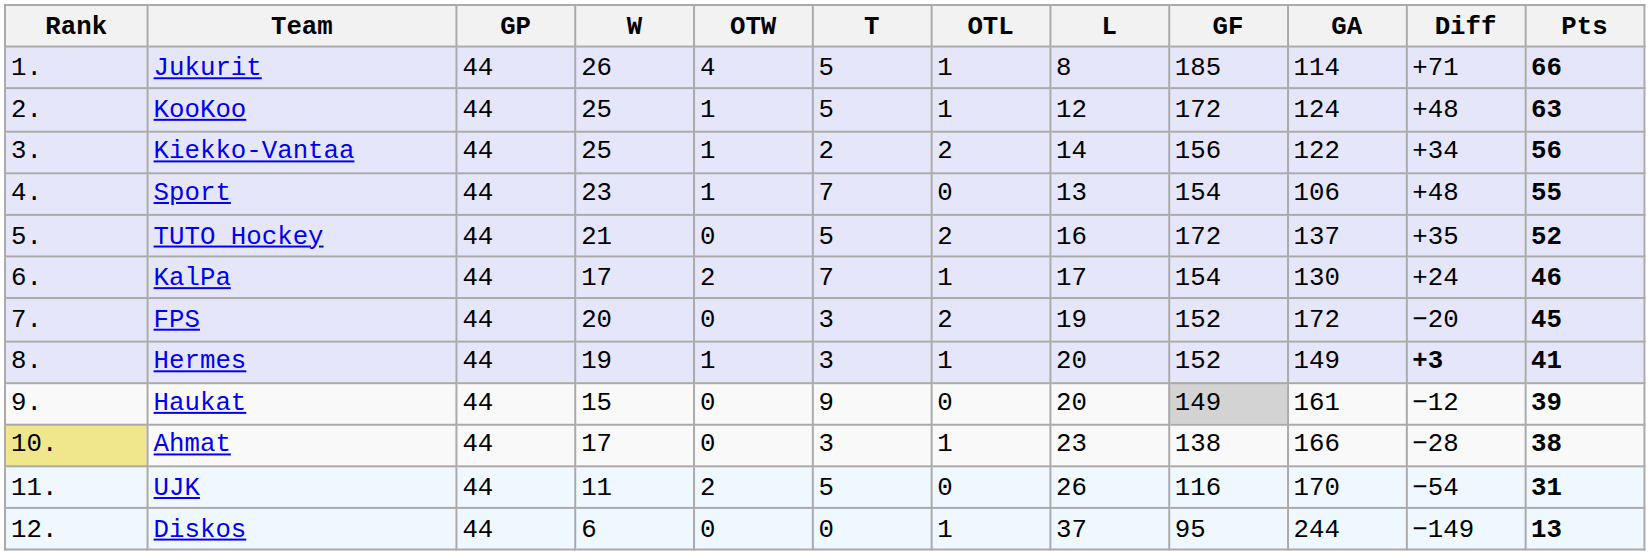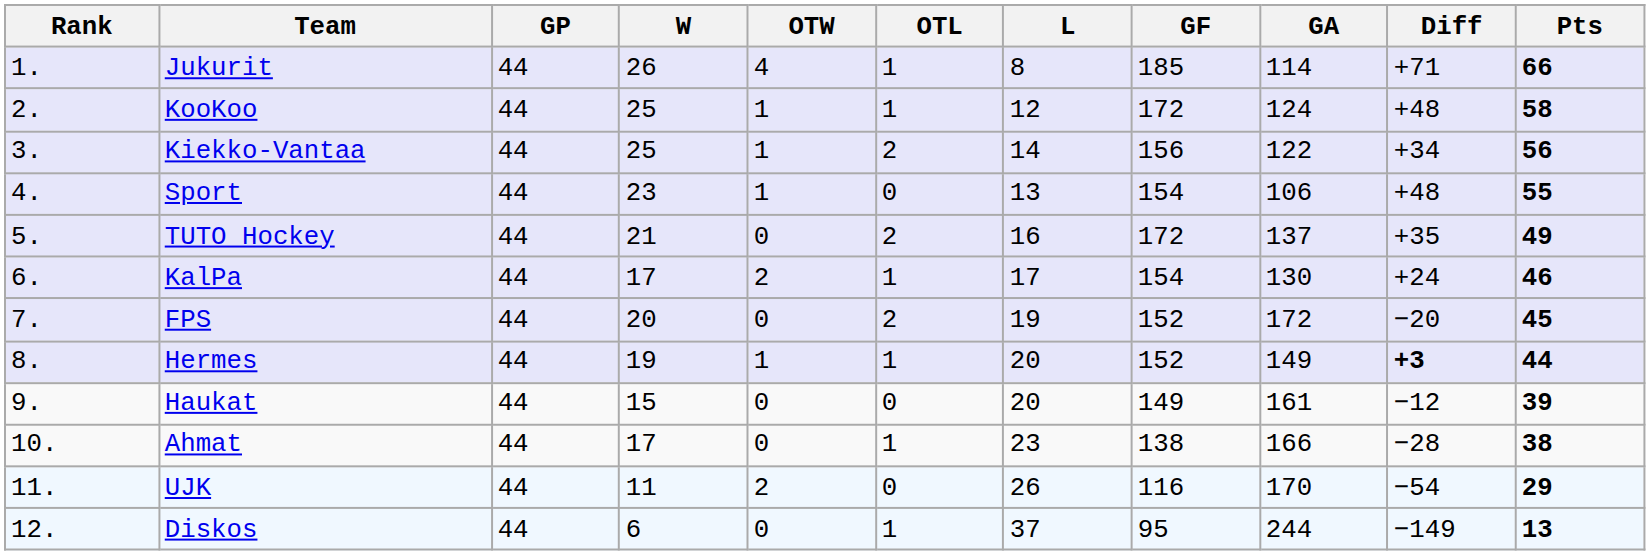- column: (872, 26)
(1546, 110) 63 -> (1537, 110) 58
(1546, 236) 52 -> (1537, 236) 49
(1546, 362) 41 -> (1537, 362) 44
(1198, 404) lightgrey background -> (1161, 404) no background
(34, 445) khaki background -> (34, 445) no background
(1546, 487) 31 -> (1537, 487) 29
